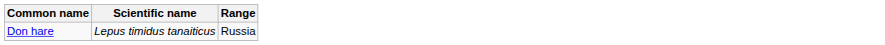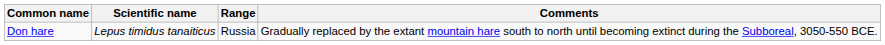+ column: (569, 13)
